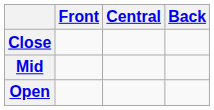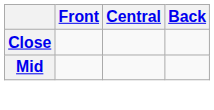- row: (30, 92)
